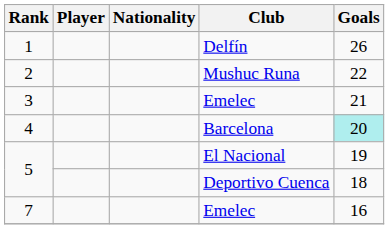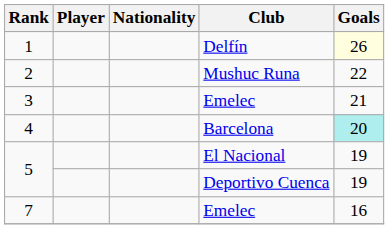(359, 45) no background -> (359, 45) lightyellow background
(359, 182) 18 -> (359, 182) 19
